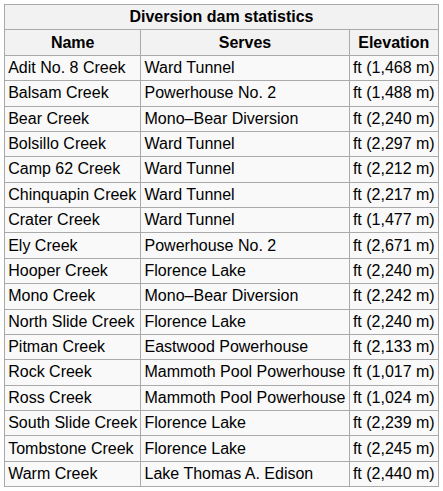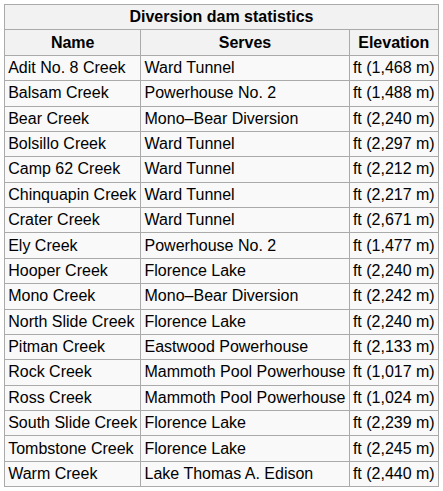(394, 220) ft (1,477 m) -> (394, 220) ft (2,671 m)
(394, 245) ft (2,671 m) -> (394, 245) ft (1,477 m)
